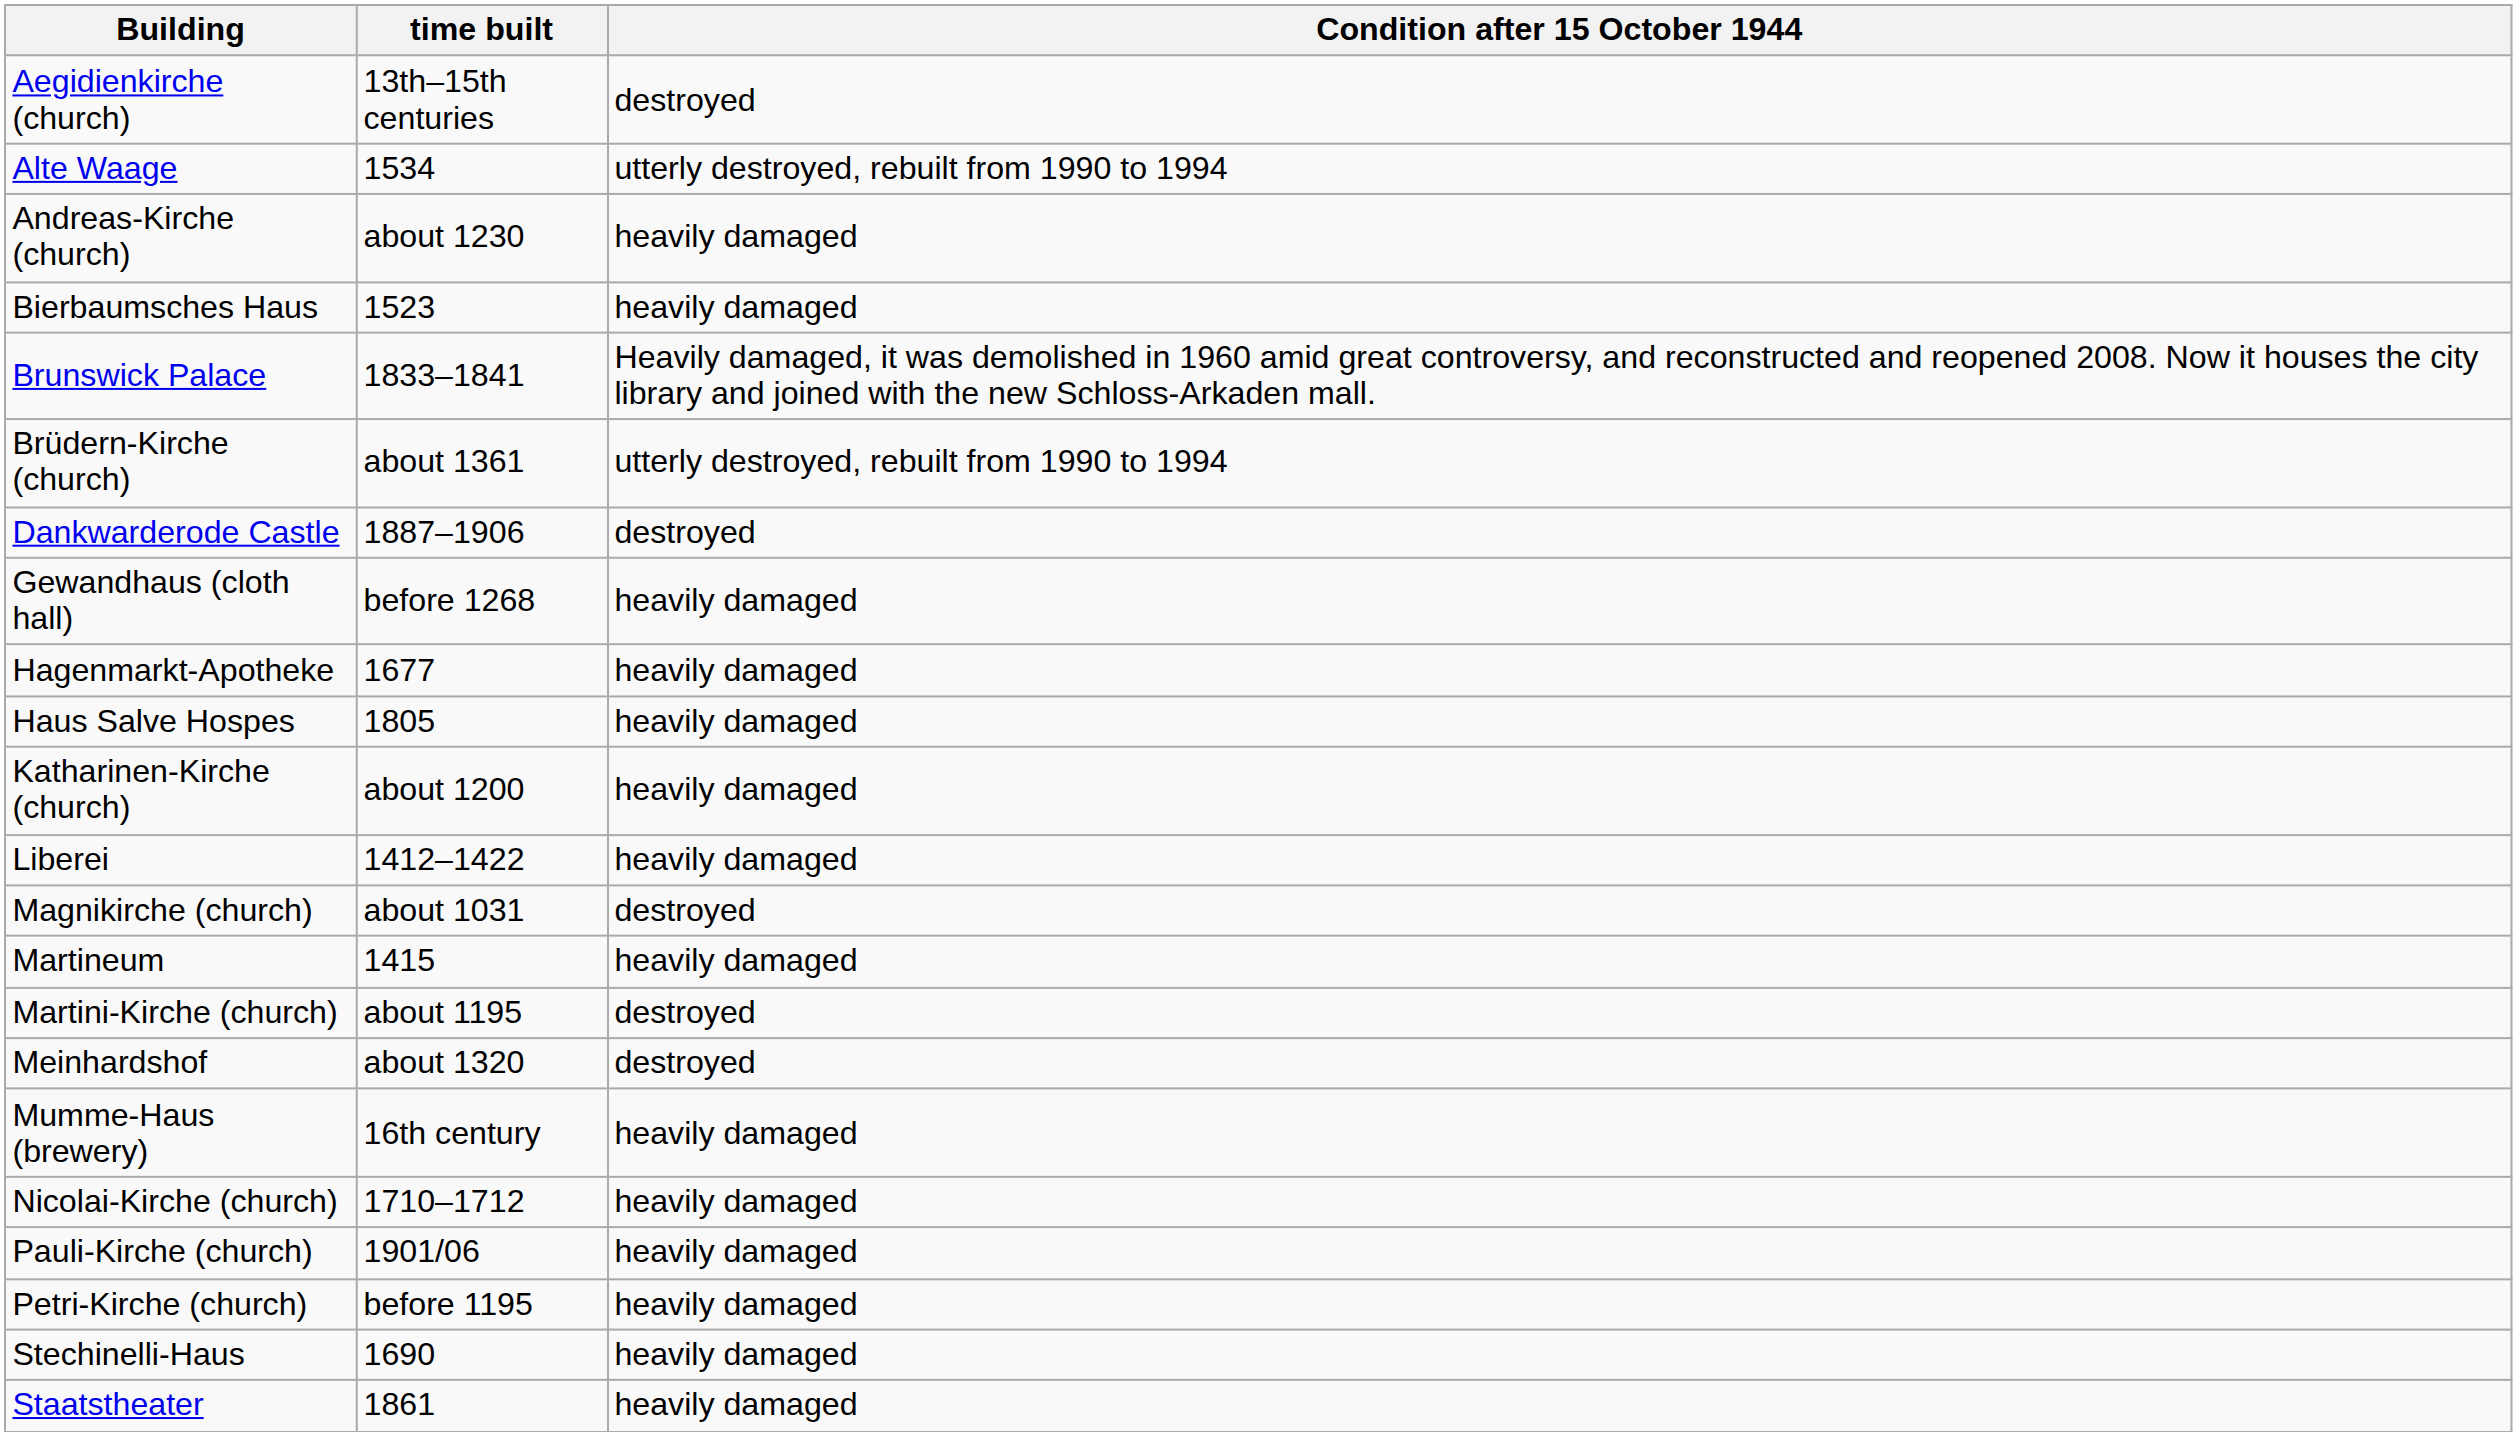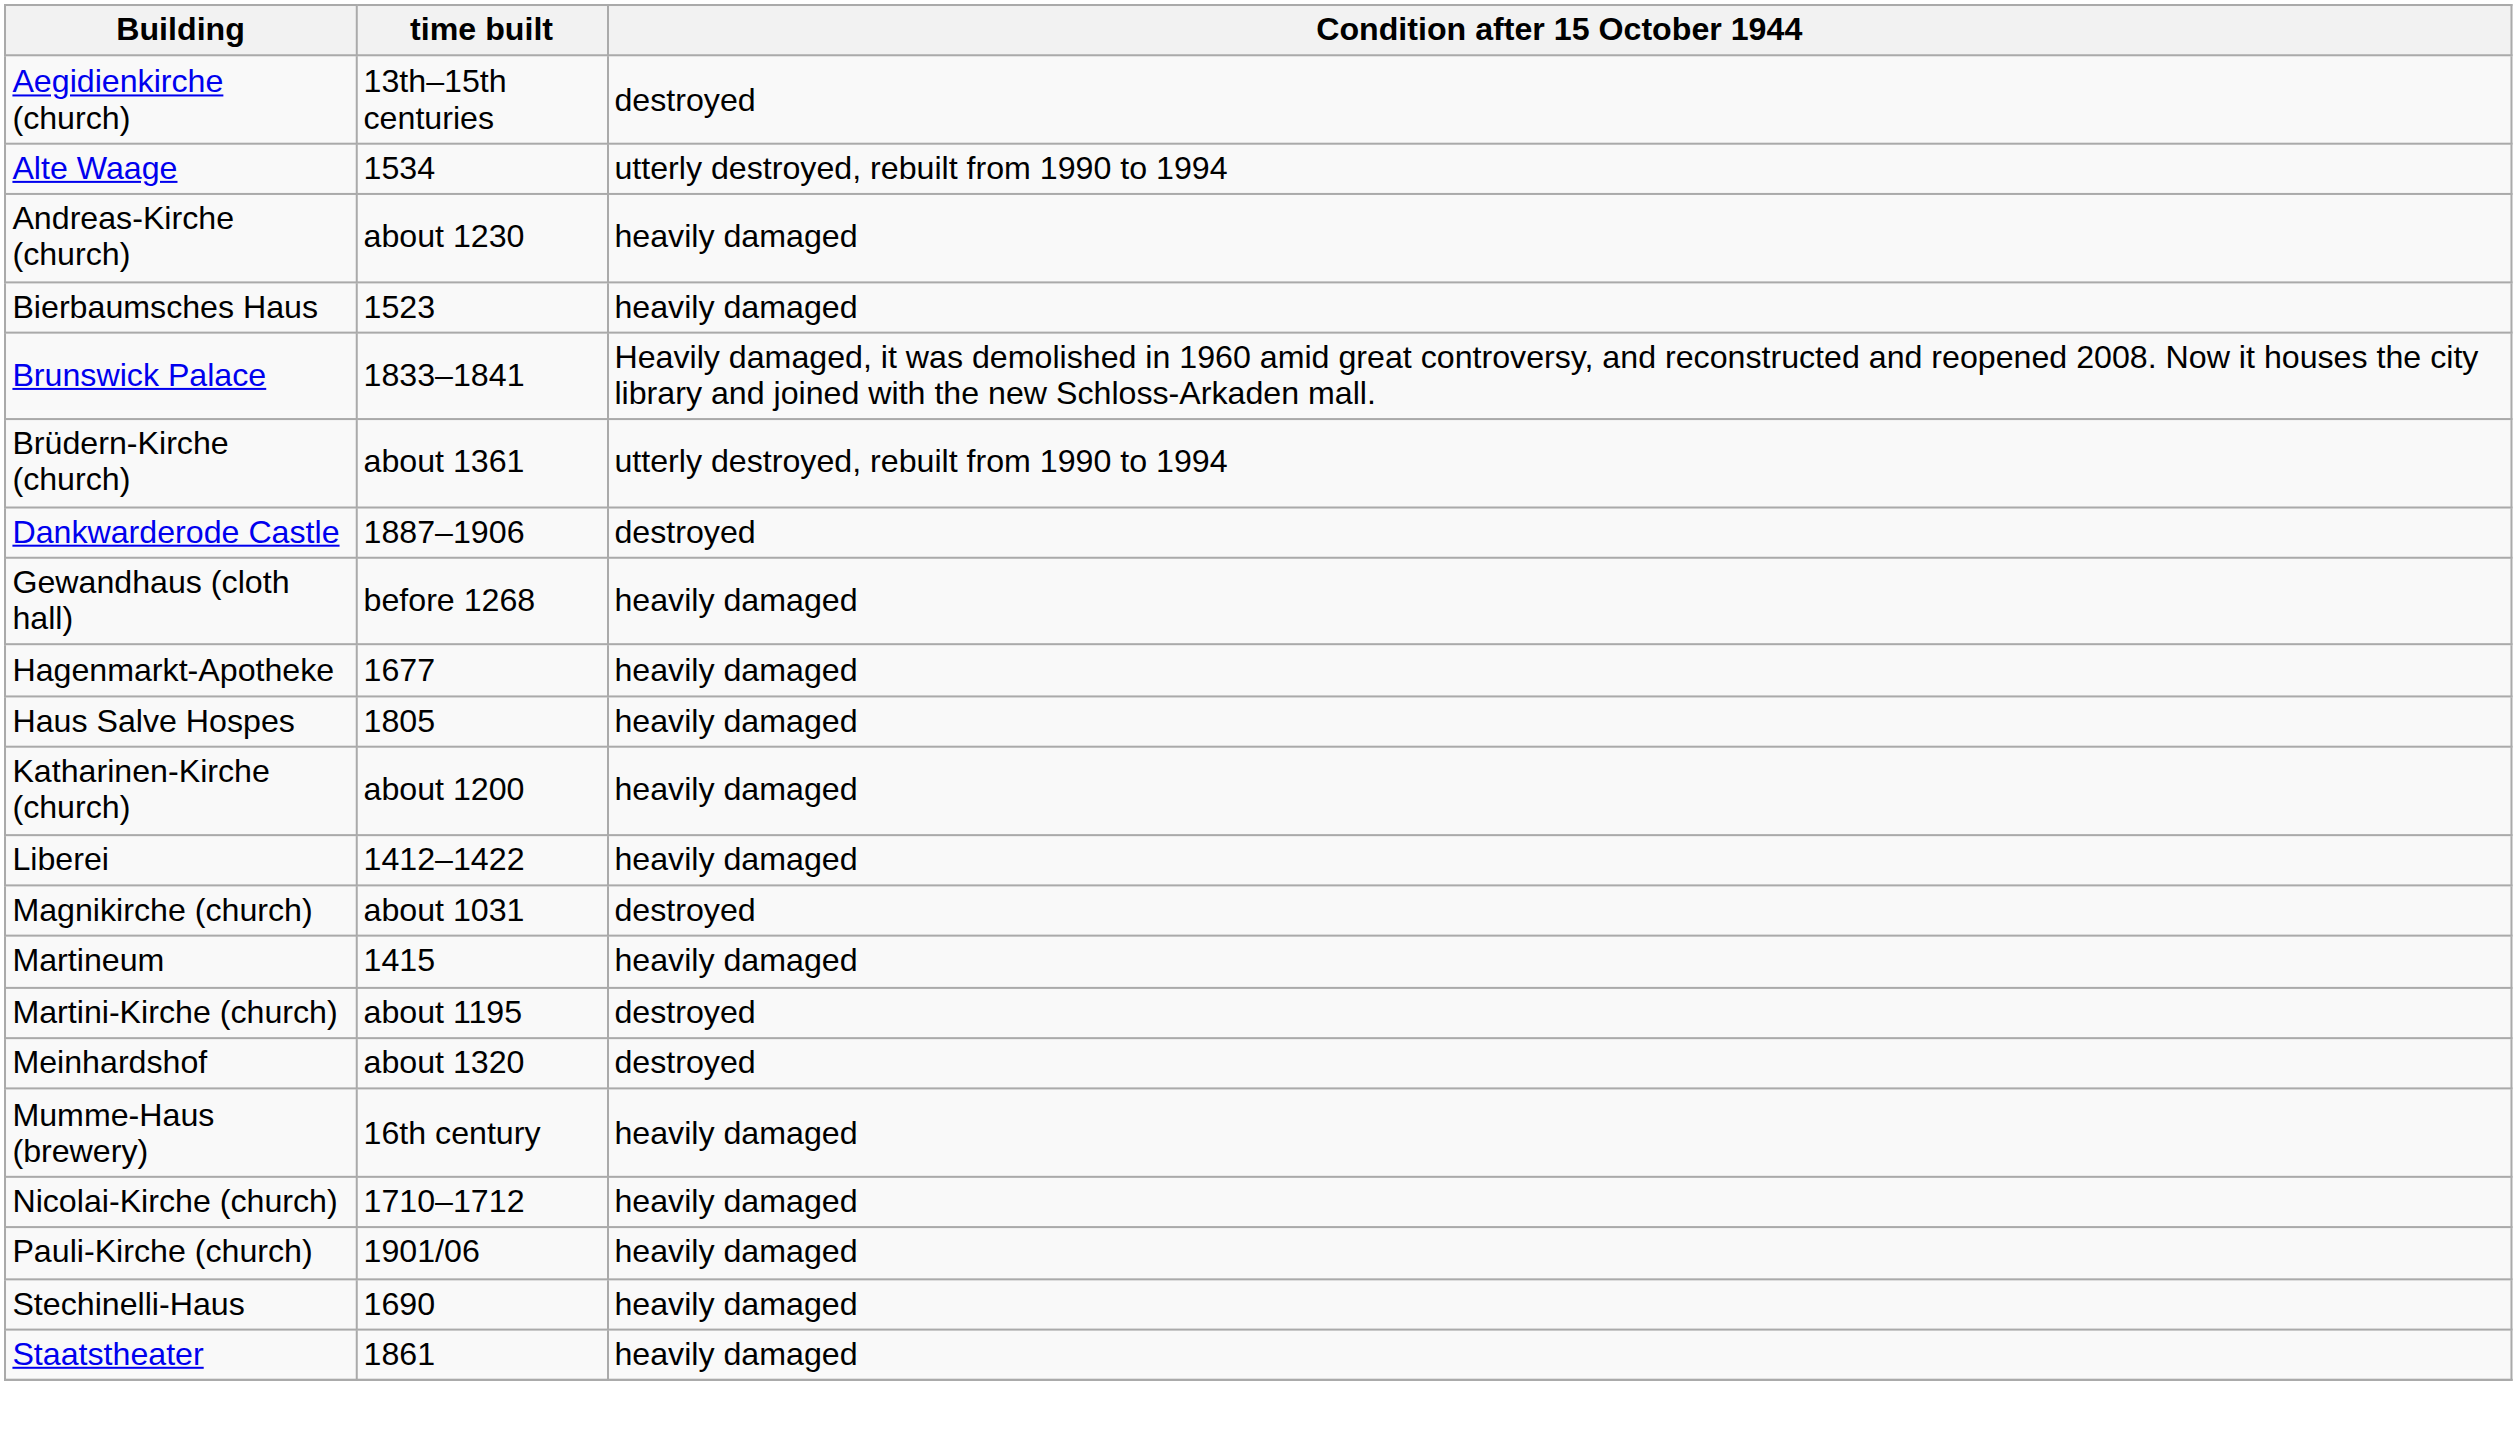- row: (160, 1303)
